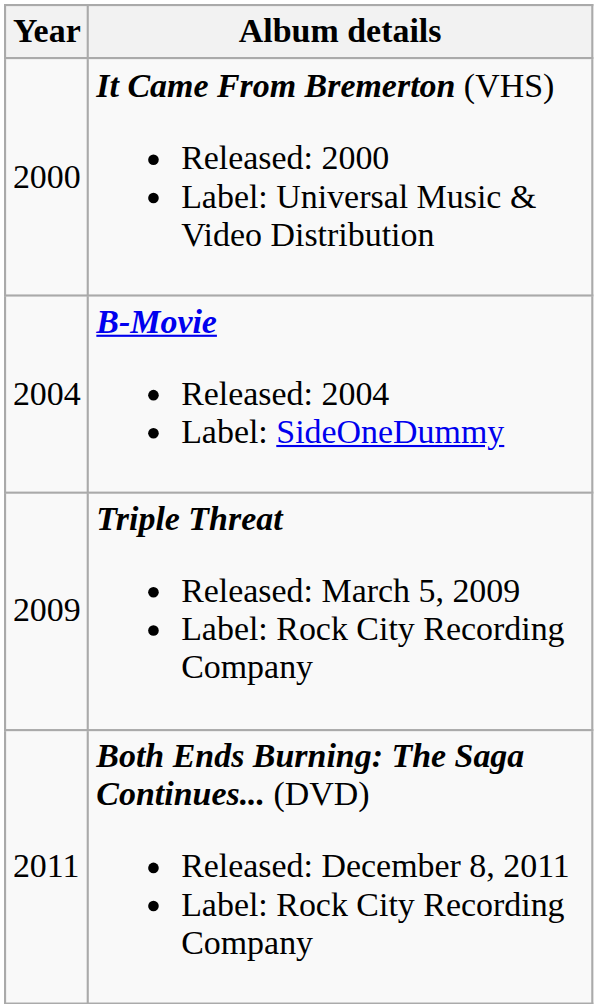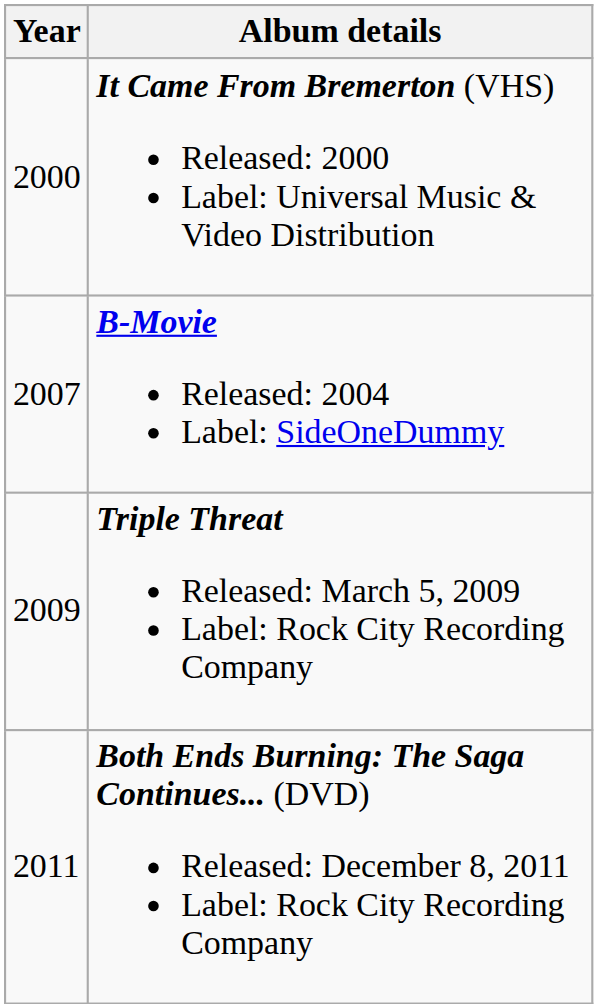(47, 393) 2004 -> (47, 393) 2007
